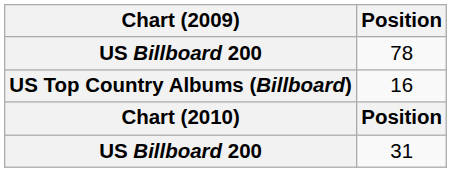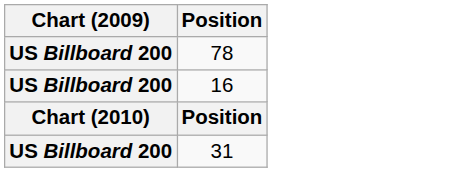(181, 85) US Top Country Albums (Billboard) -> (91, 85) US Billboard 200
